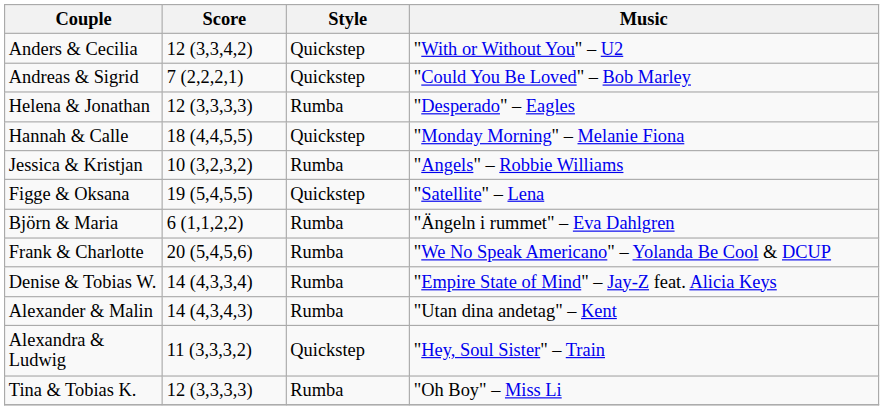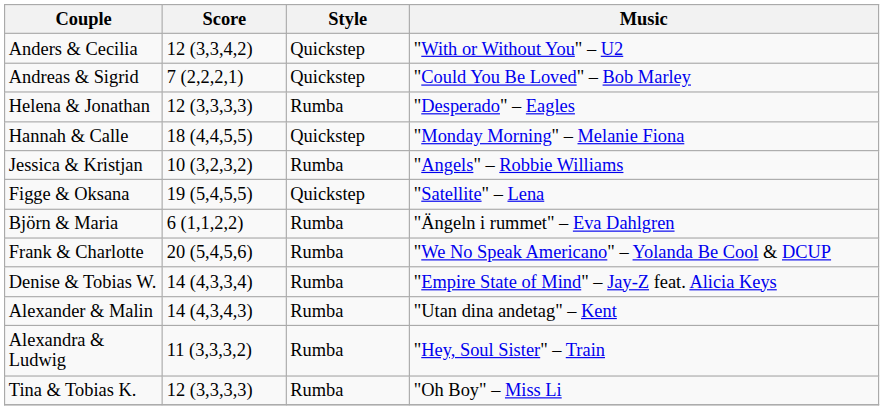(328, 350) Quickstep -> (317, 350) Rumba
